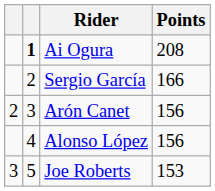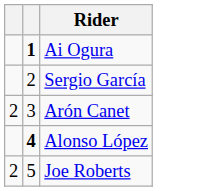- column: (181, 19)
(31, 141) normal -> (31, 141) bold
(13, 171) 3 -> (13, 171) 2
